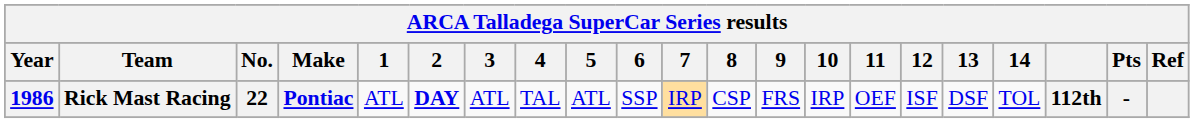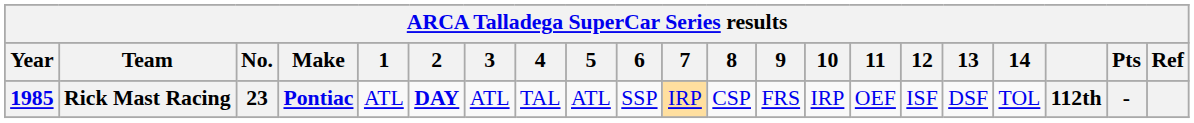(32, 98) 1986 -> (32, 98) 1985
(257, 98) 22 -> (257, 98) 23
